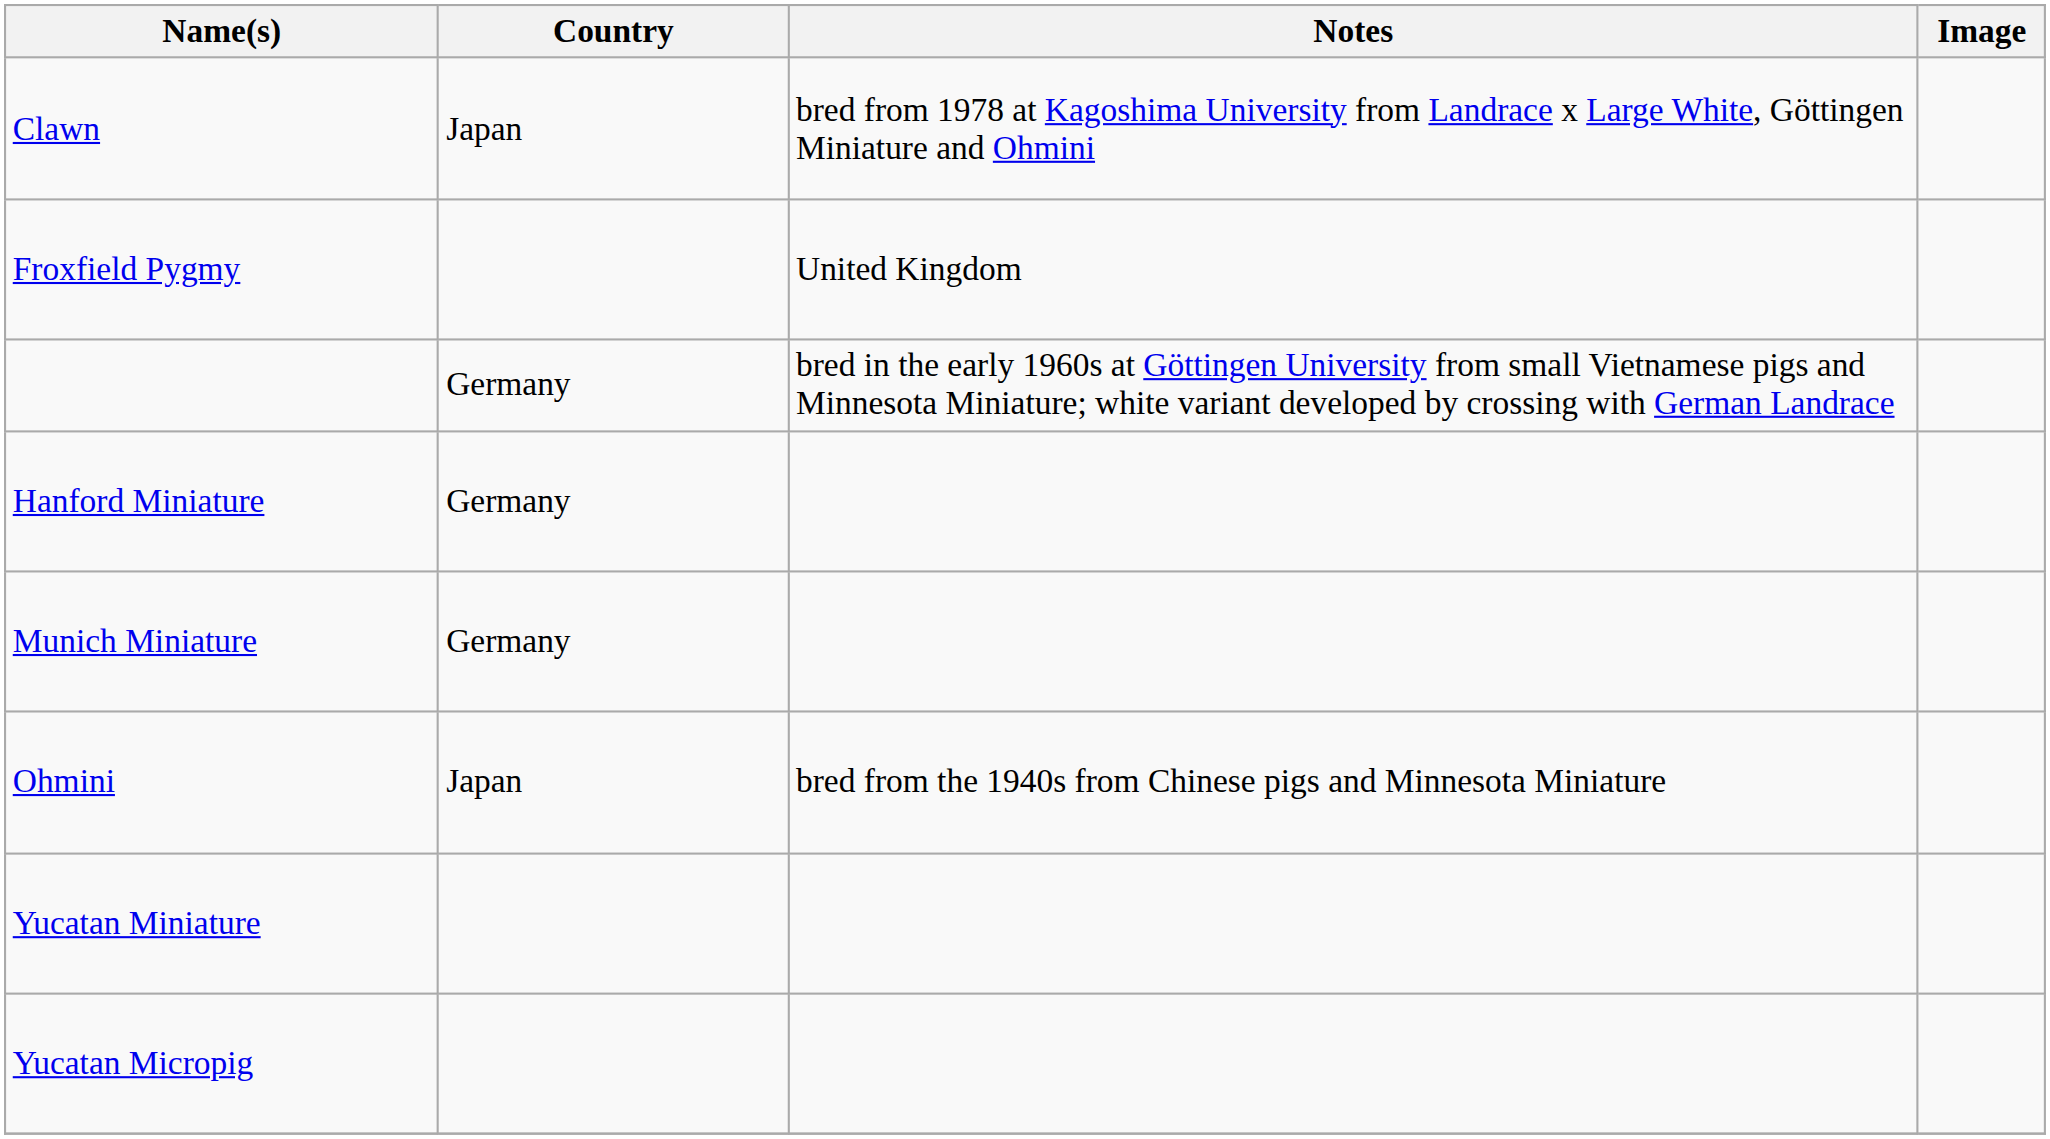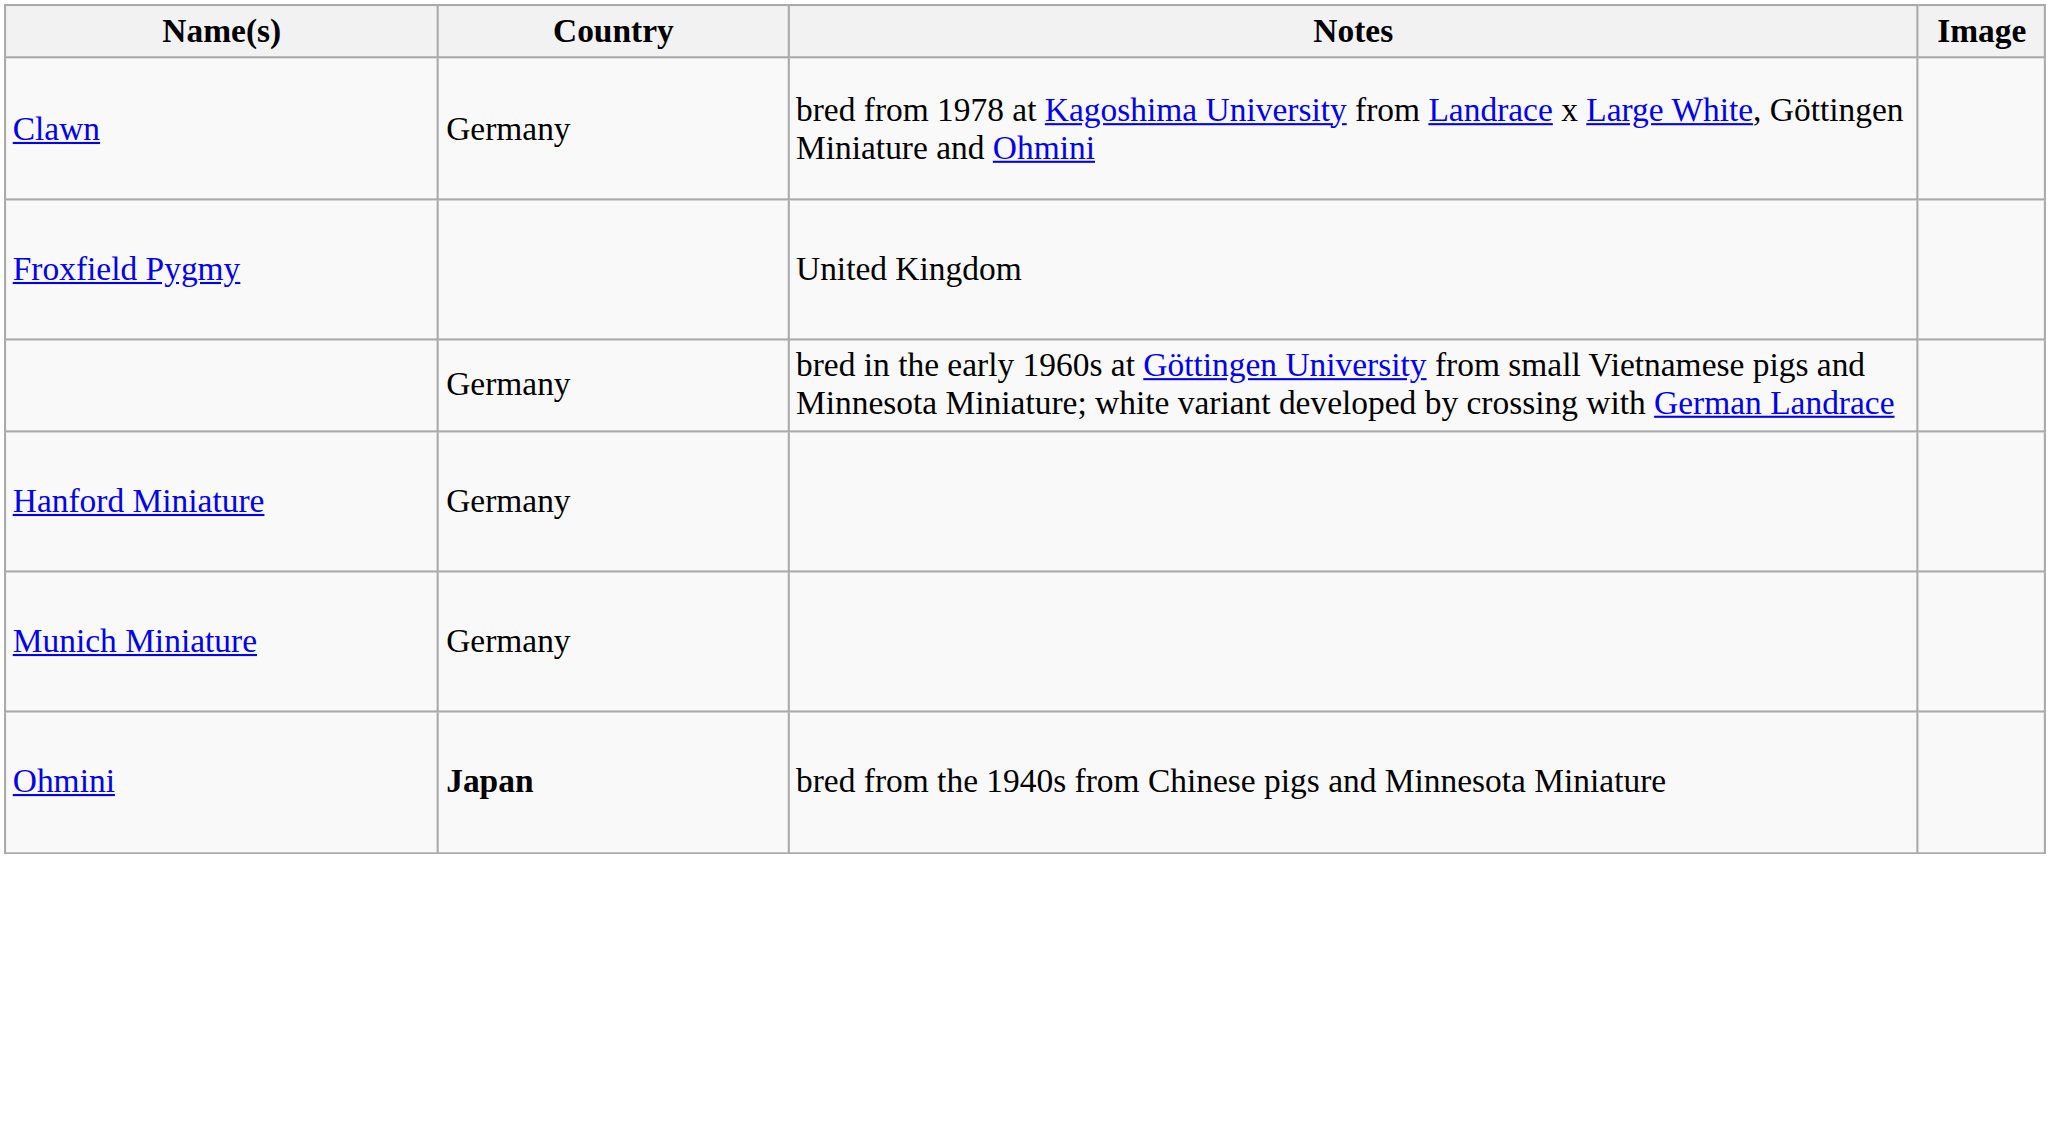(484, 127) Japan -> (508, 127) Germany
(484, 781) normal -> (490, 781) bold
- row: (137, 922)
- row: (133, 1063)
